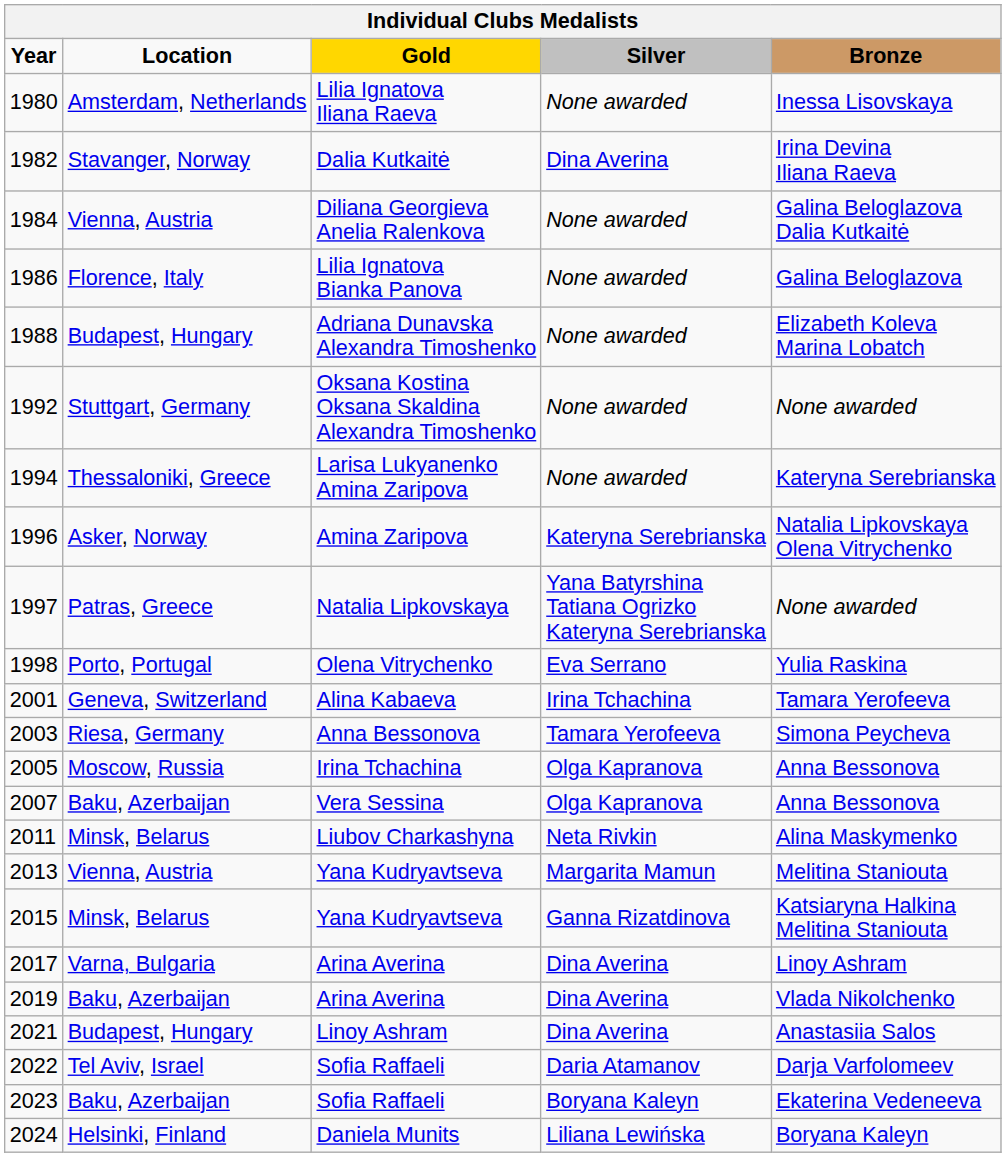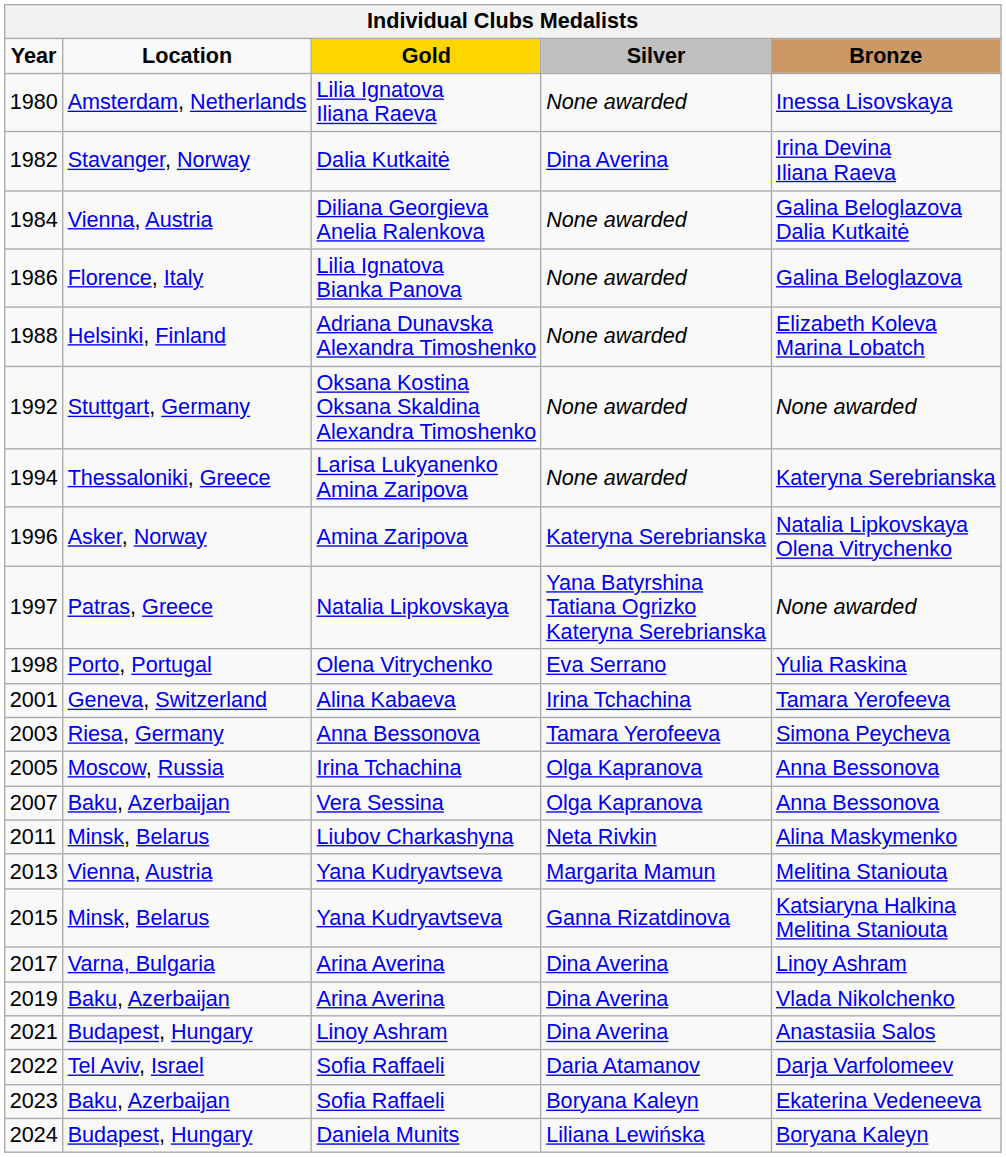(160, 336) Budapest, Hungary -> (147, 336) Helsinki, Finland
(147, 1135) Helsinki, Finland -> (160, 1135) Budapest, Hungary
